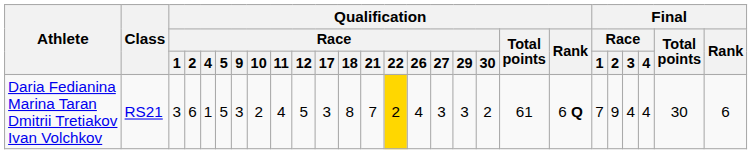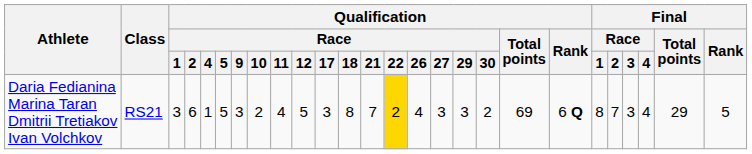(524, 112) 61 -> (524, 112) 69
(599, 112) 7 -> (599, 112) 8
(615, 112) 9 -> (615, 112) 7
(631, 112) 4 -> (631, 112) 3
(679, 112) 30 -> (679, 112) 29
(726, 112) 6 -> (726, 112) 5
